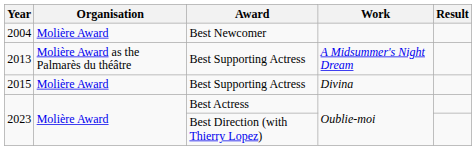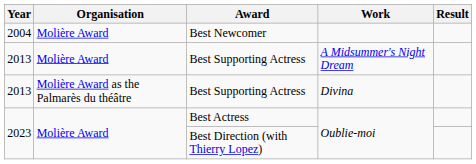(88, 58) Molière Award as the Palmarès du théâtre -> (73, 58) Molière Award
(19, 84) 2015 -> (19, 91) 2013
(73, 84) Molière Award -> (88, 91) Molière Award as the Palmarès du théâtre
